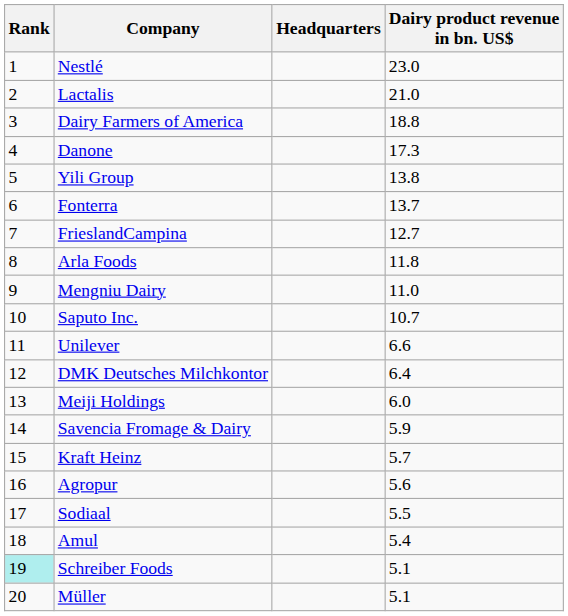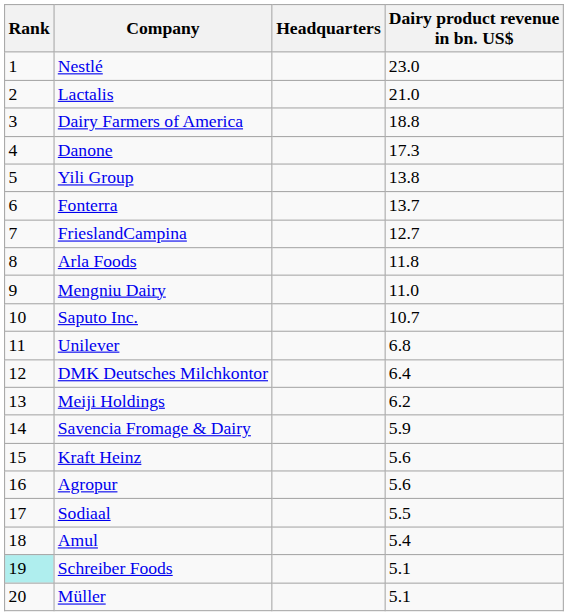(400, 345) 6.6 -> (400, 345) 6.8
(400, 401) 6.0 -> (400, 401) 6.2
(400, 456) 5.7 -> (400, 456) 5.6
